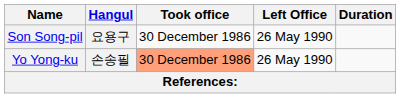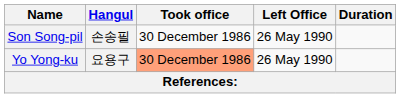(111, 36) 요용구 -> (111, 36) 손송필
(111, 59) 손송필 -> (111, 59) 요용구
